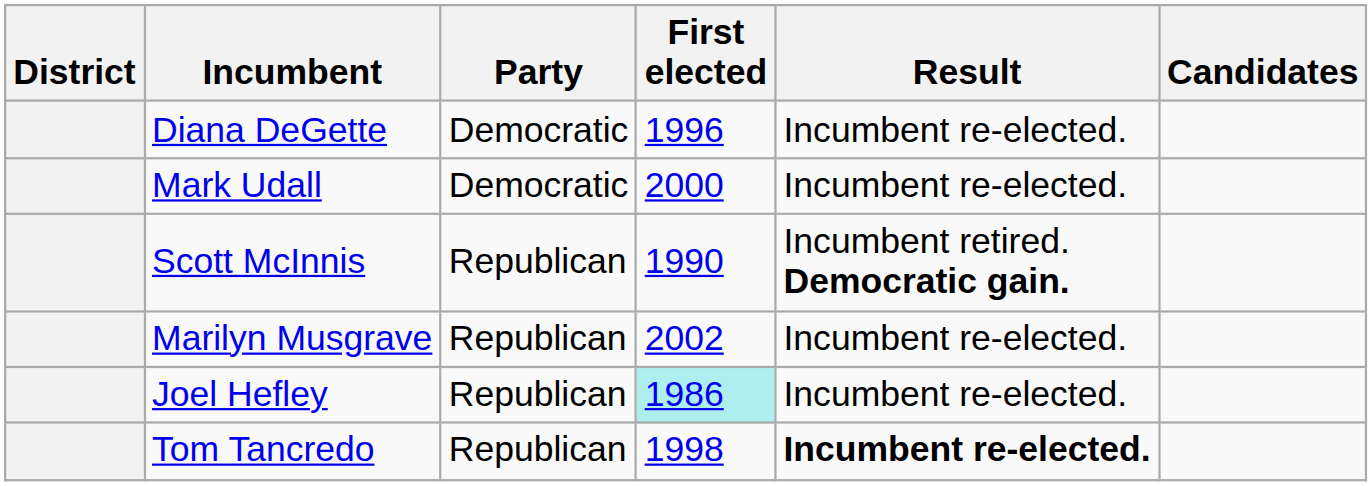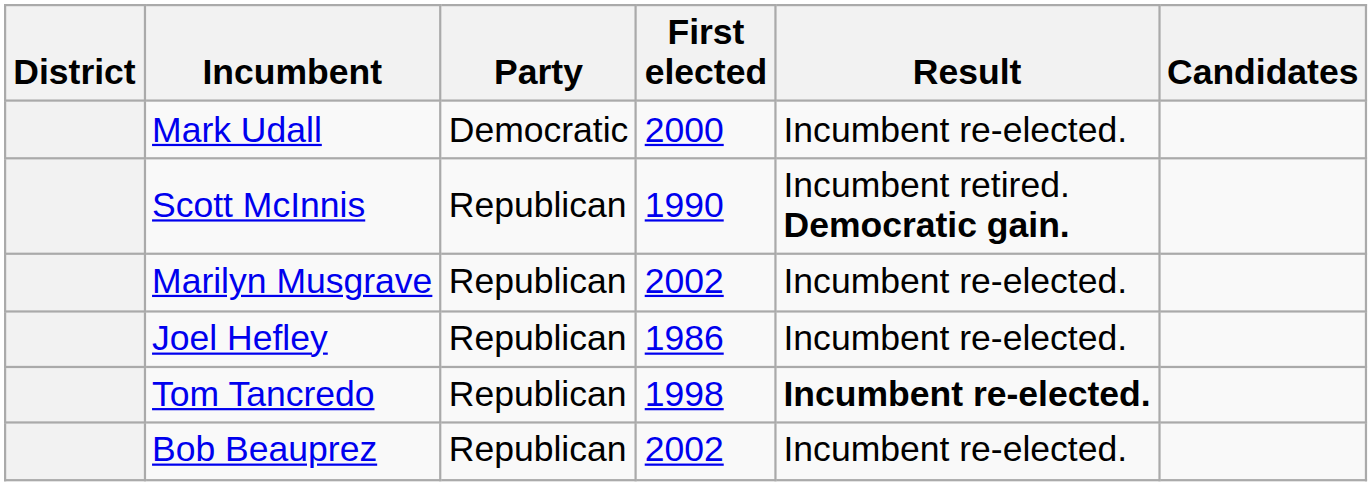- row: (270, 128)
(684, 394) paleturquoise background -> (684, 337) no background
+ row: (265, 450)
